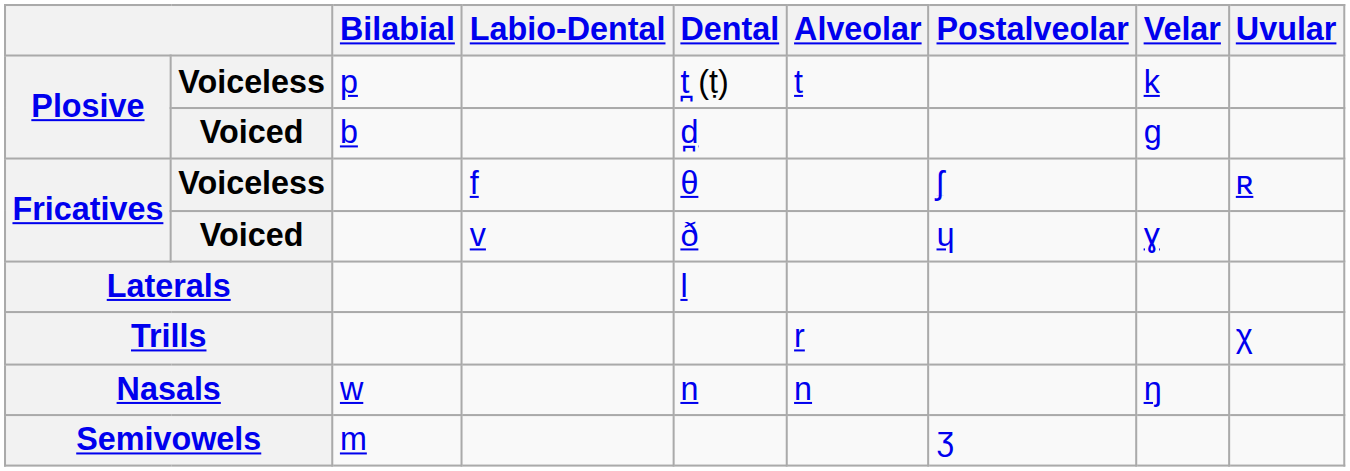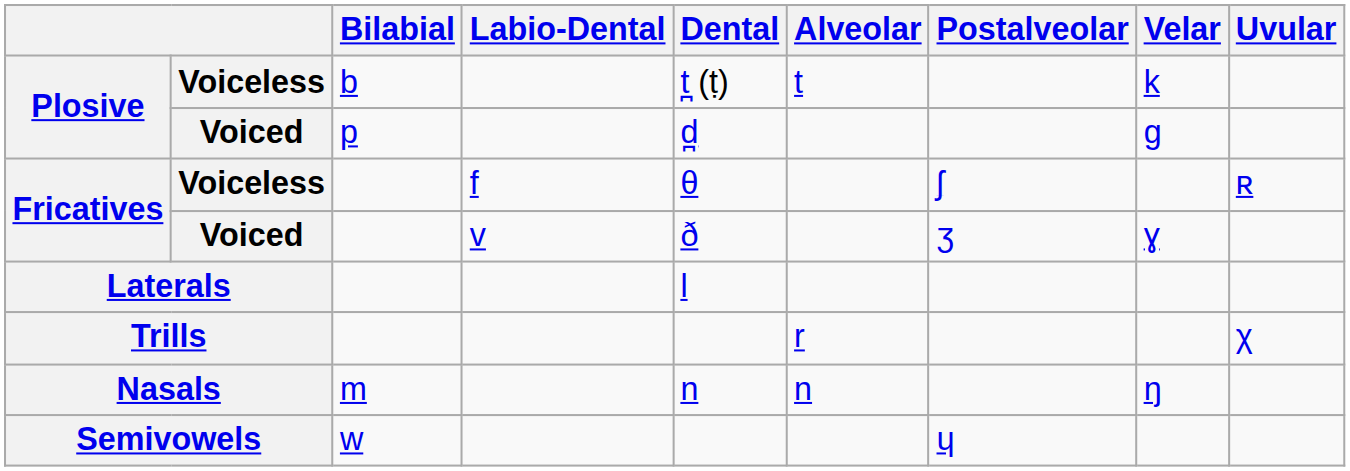(349, 81) p -> (349, 81) b
(349, 132) b -> (349, 132) p
(946, 235) ɥ -> (945, 235) ʒ
(352, 388) w -> (353, 388) m
(353, 440) m -> (352, 440) w
(945, 440) ʒ -> (946, 440) ɥ
